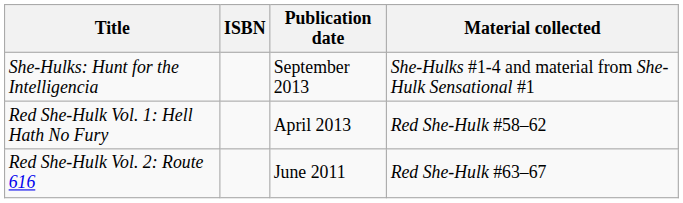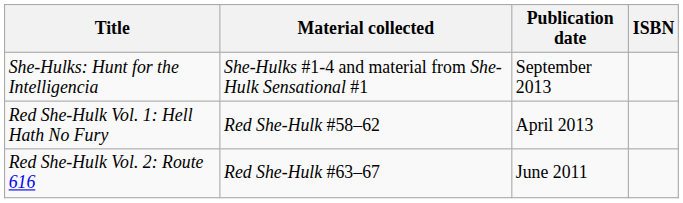columns swapped: (532, 28) <-> (245, 28)
